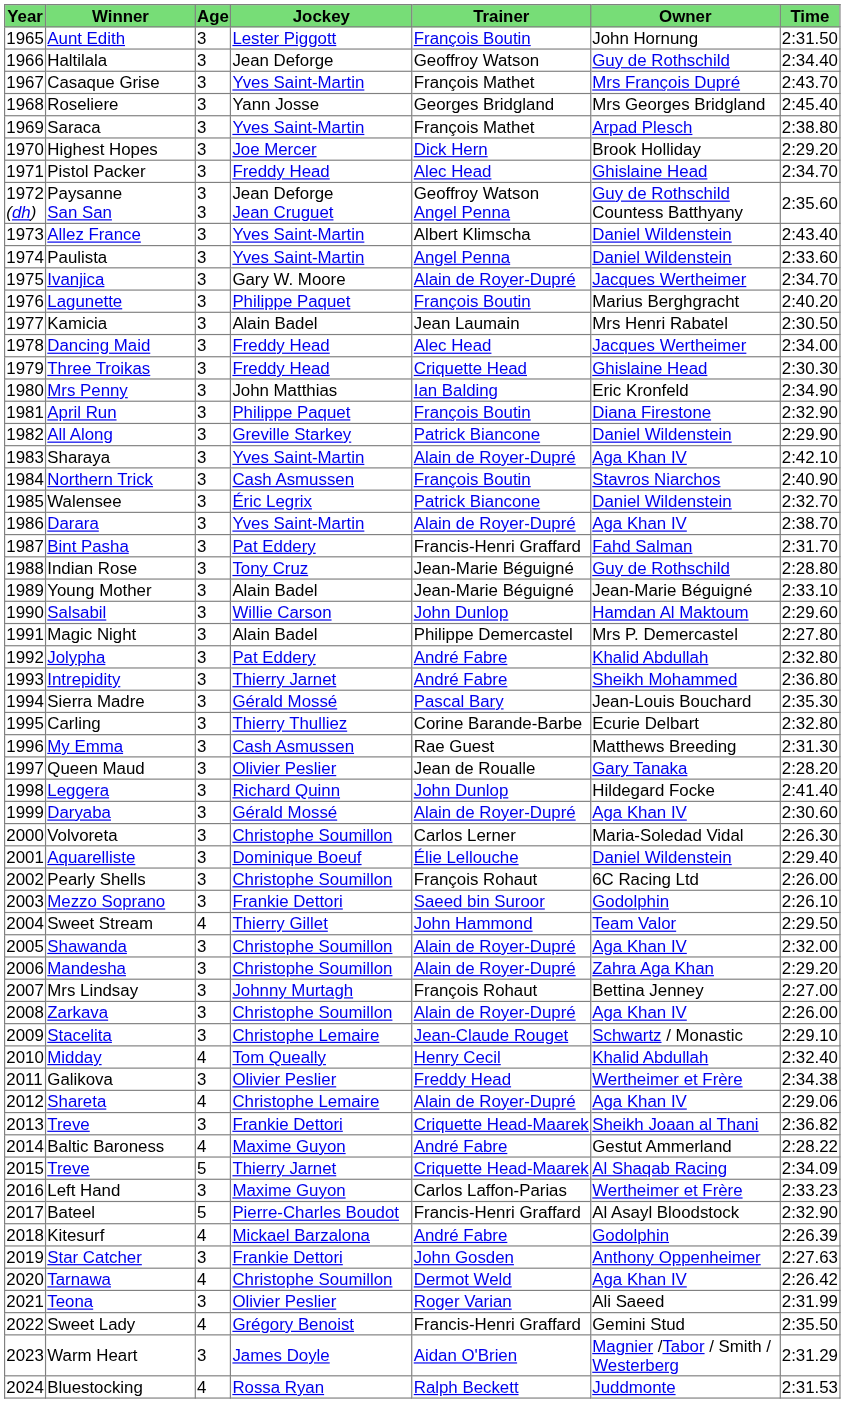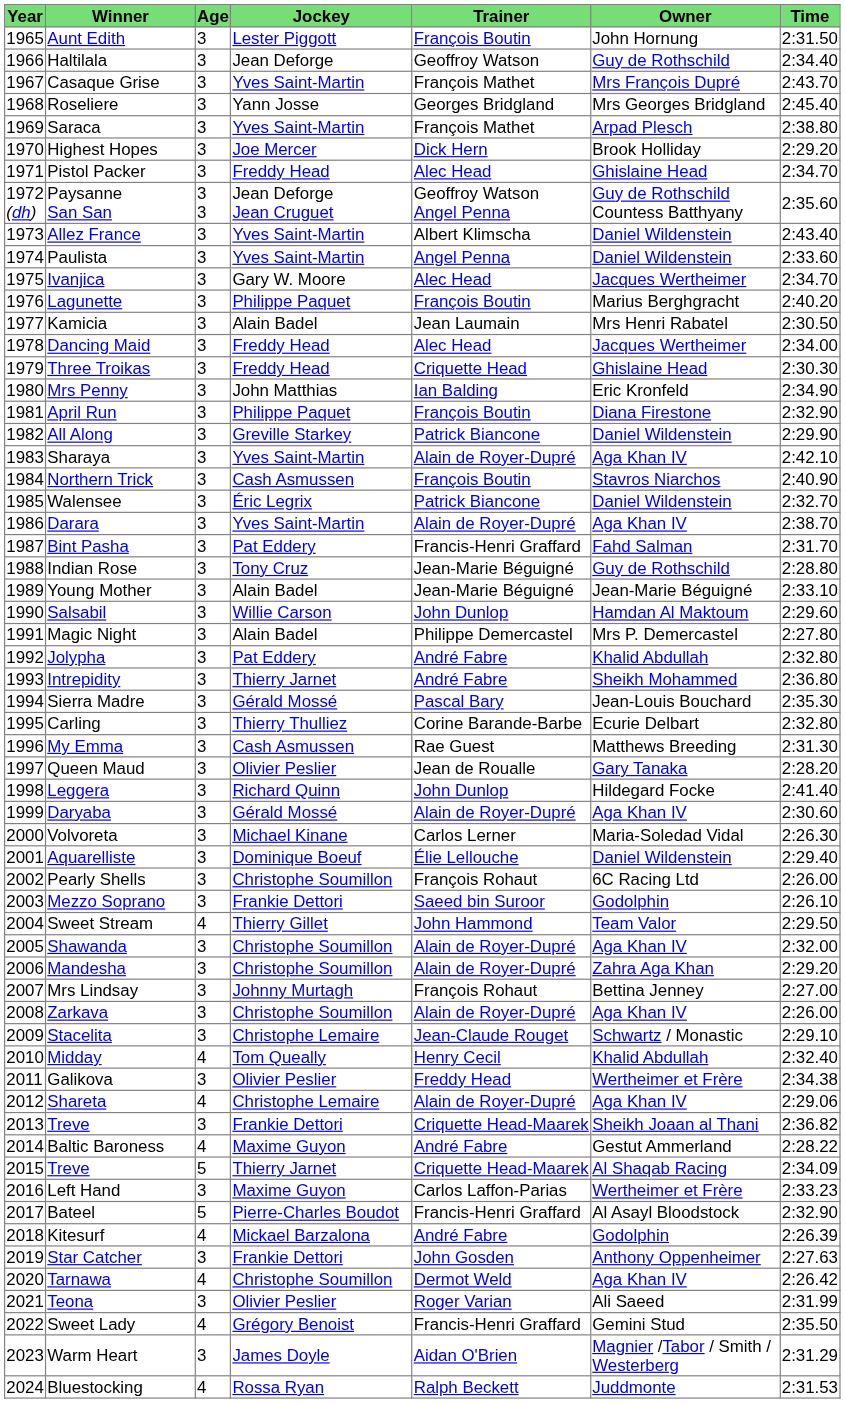(495, 279) Alain de Royer-Dupré -> (453, 279) Alec Head
(312, 835) Christophe Soumillon -> (290, 835) Michael Kinane
